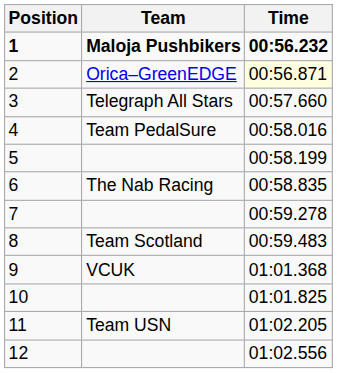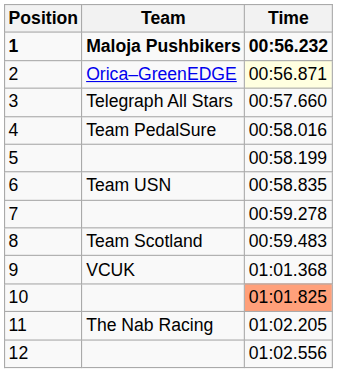(150, 185) The Nab Racing -> (129, 185) Team USN
(288, 297) no background -> (288, 297) lightsalmon background
(129, 325) Team USN -> (150, 325) The Nab Racing
